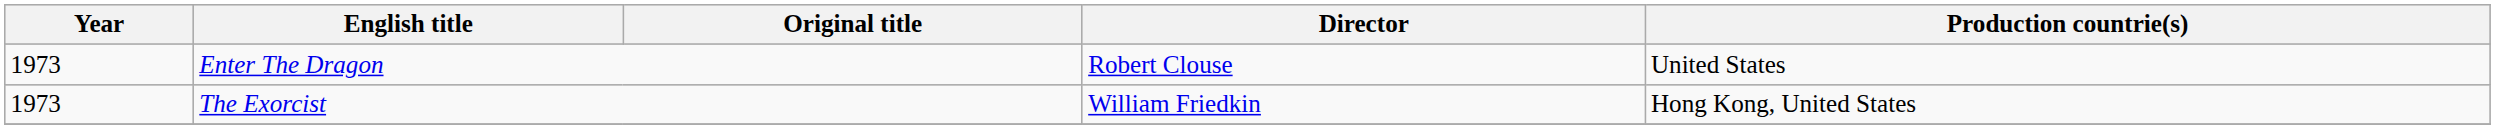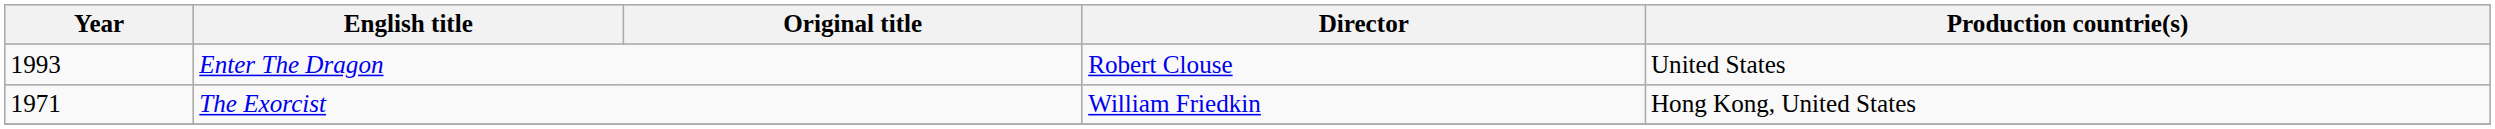(36, 64) 1973 -> (36, 64) 1993
(36, 104) 1973 -> (36, 104) 1971
